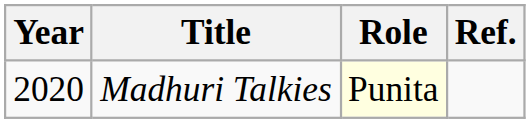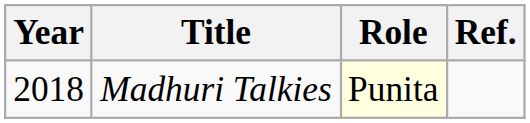(49, 88) 2020 -> (49, 88) 2018
